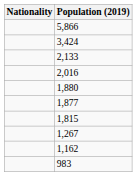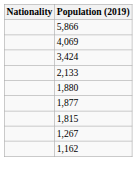+ row: (68, 42)
- row: (68, 73)
- row: (64, 164)
